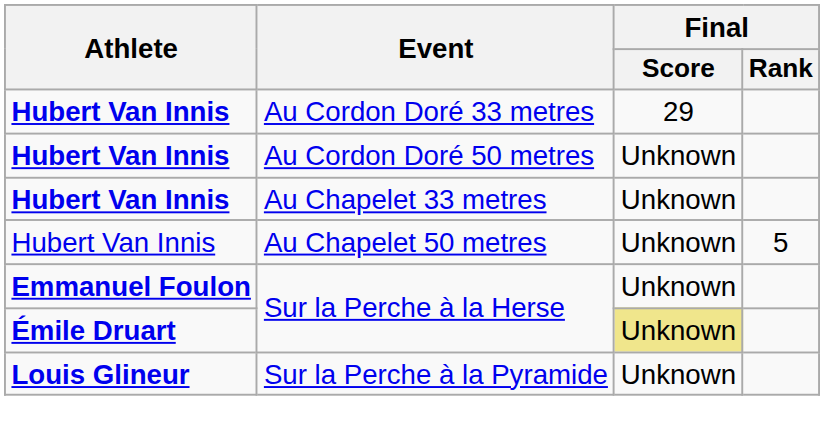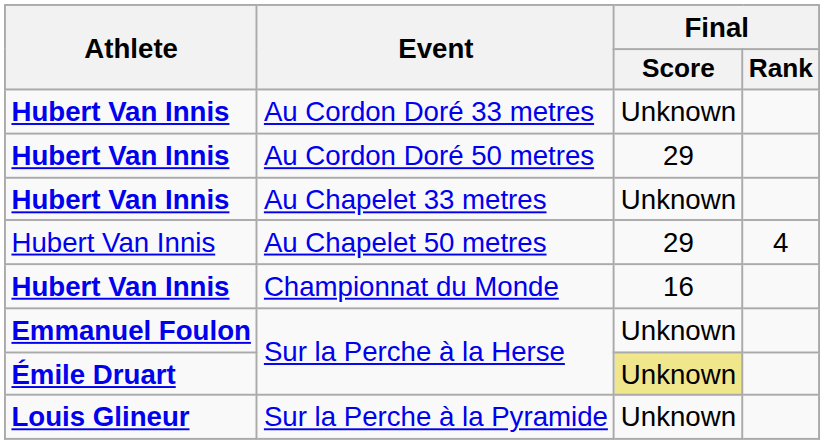(678, 112) 29 -> (678, 112) Unknown
(678, 156) Unknown -> (678, 156) 29
(678, 243) Unknown -> (678, 243) 29
(781, 243) 5 -> (781, 243) 4
+ row: (120, 287)
